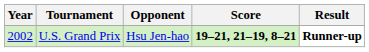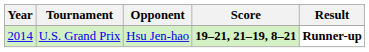(20, 36) 2002 -> (20, 36) 2014
